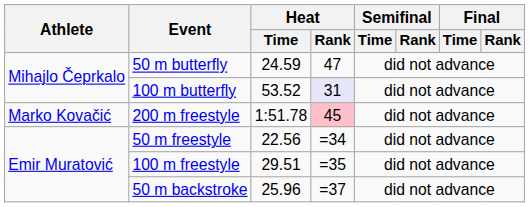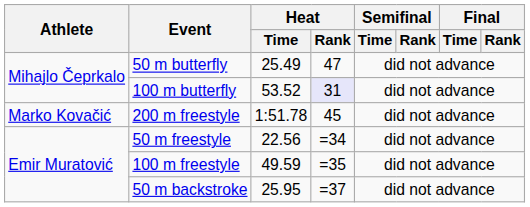(281, 66) 24.59 -> (281, 66) 25.49
(333, 115) pink background -> (333, 115) no background
(281, 165) 29.51 -> (281, 165) 49.59
(281, 190) 25.96 -> (281, 190) 25.95
